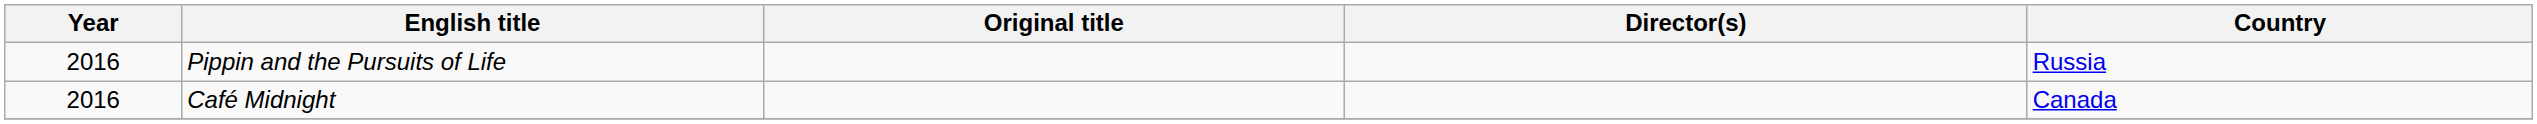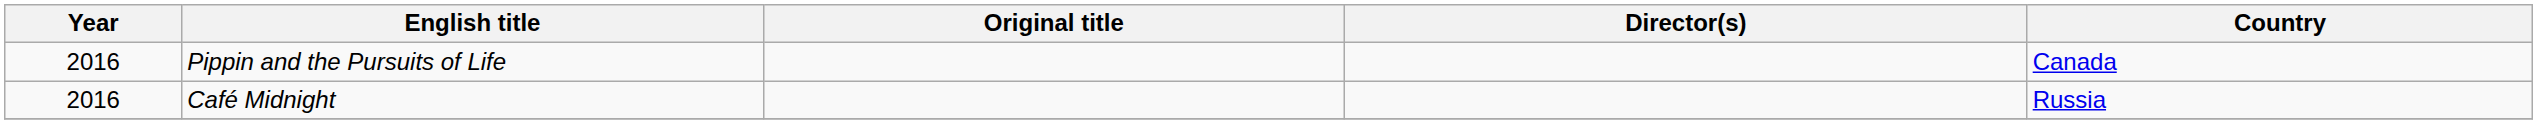(2069, 61) Russia -> (2075, 61) Canada
(2075, 99) Canada -> (2069, 99) Russia
